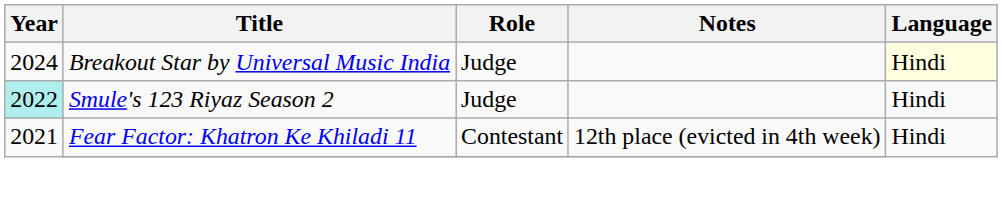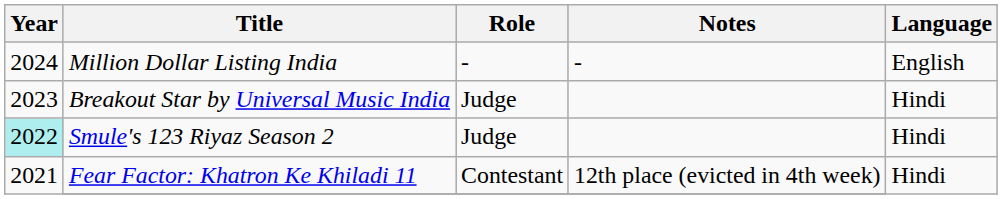+ row: (203, 61)
(34, 61) 2024 -> (34, 99) 2023
(919, 61) lightyellow background -> (919, 99) no background
